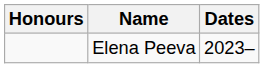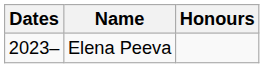columns swapped: (229, 18) <-> (46, 18)
